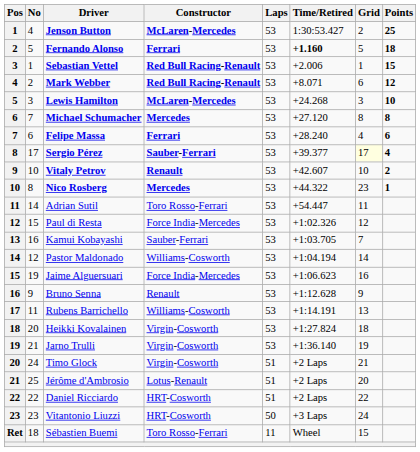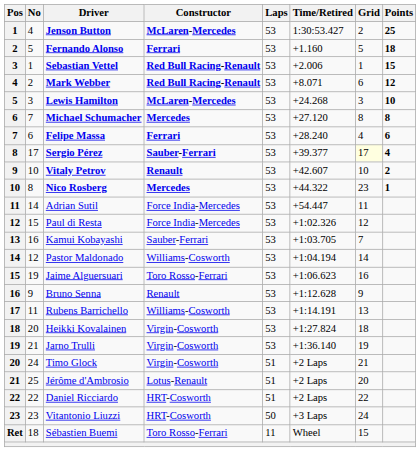(308, 47) bold -> (308, 47) normal
(187, 205) Toro Rosso-Ferrari -> (193, 205) Force India-Mercedes
(193, 275) Force India-Mercedes -> (187, 275) Toro Rosso-Ferrari
